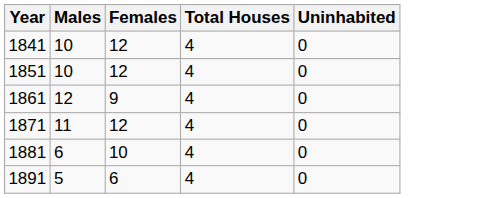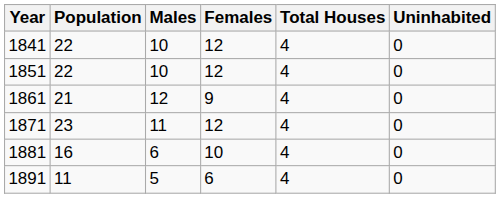+ column: (98, 17)
